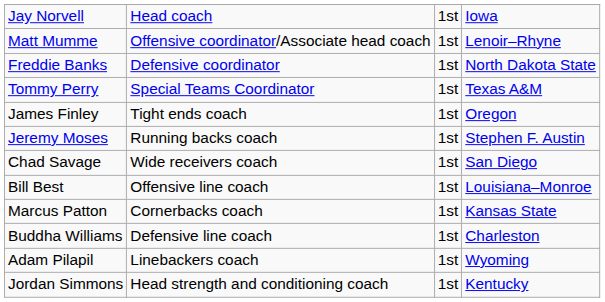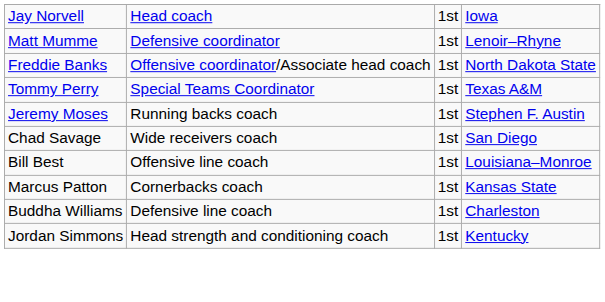(280, 41) Offensive coordinator/Associate head coach -> (205, 41) Defensive coordinator
(205, 65) Defensive coordinator -> (280, 65) Offensive coordinator/Associate head coach
- row: (53, 114)
- row: (51, 260)
